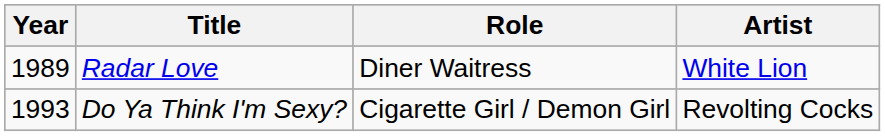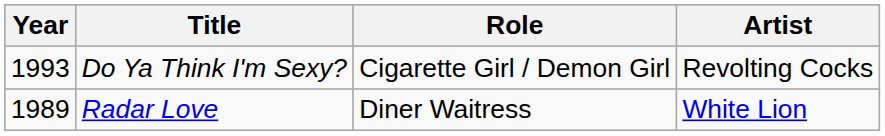rows swapped: (150, 67) <-> (214, 109)
